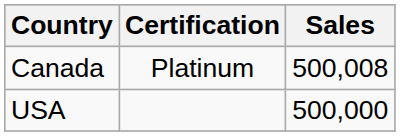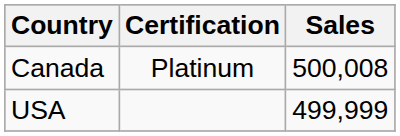(340, 109) 500,000 -> (340, 109) 499,999
